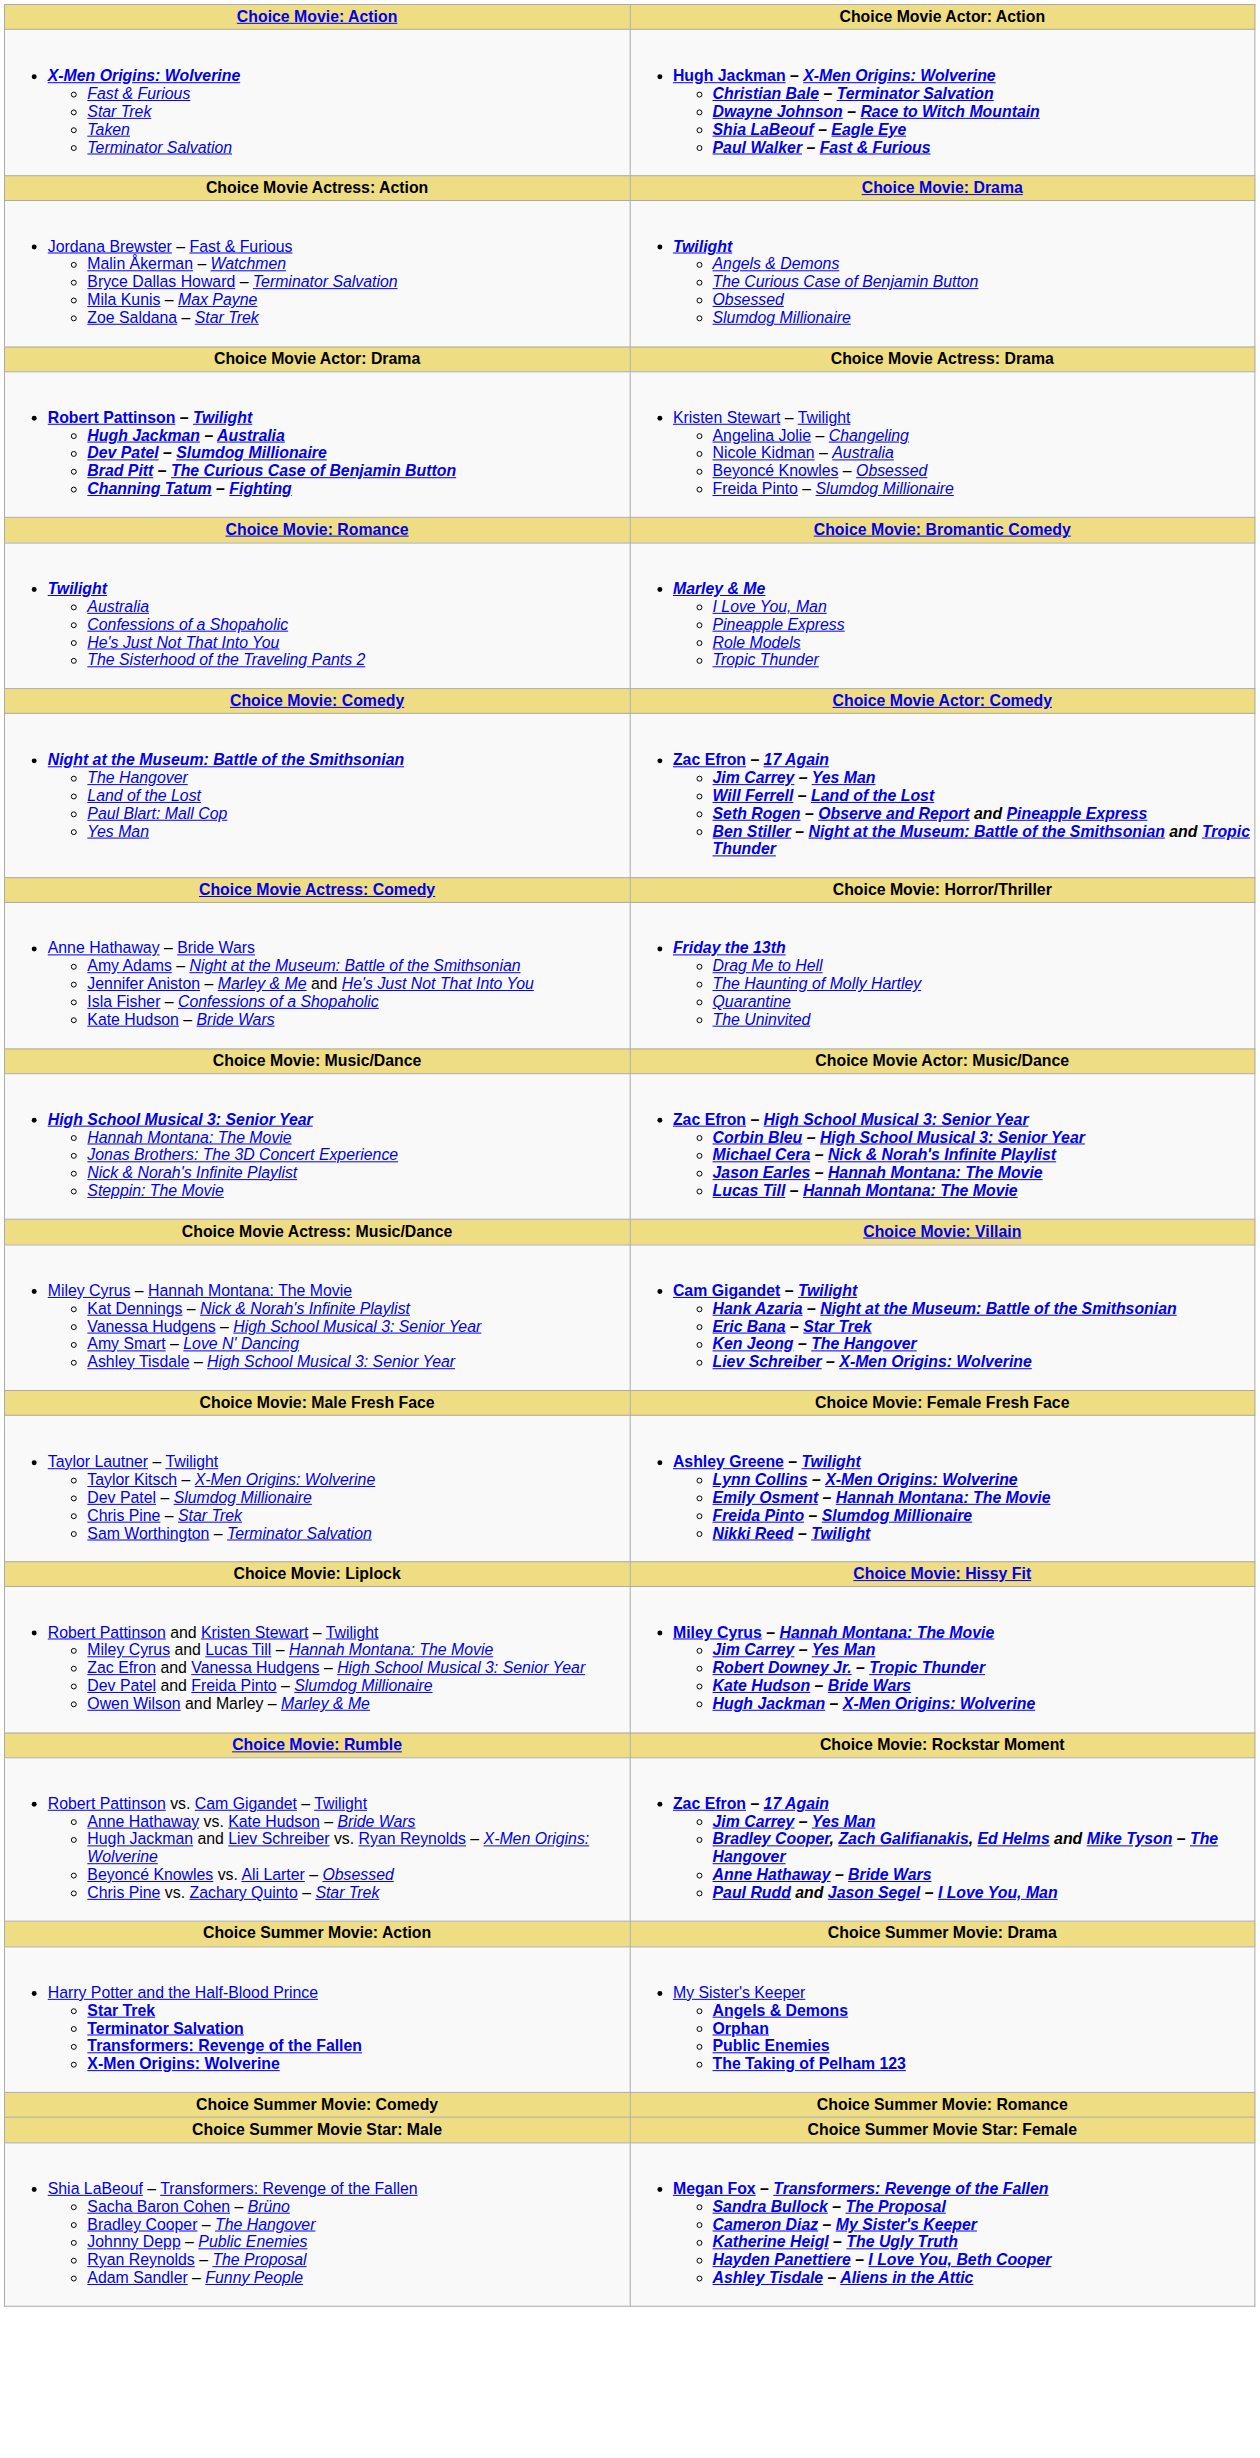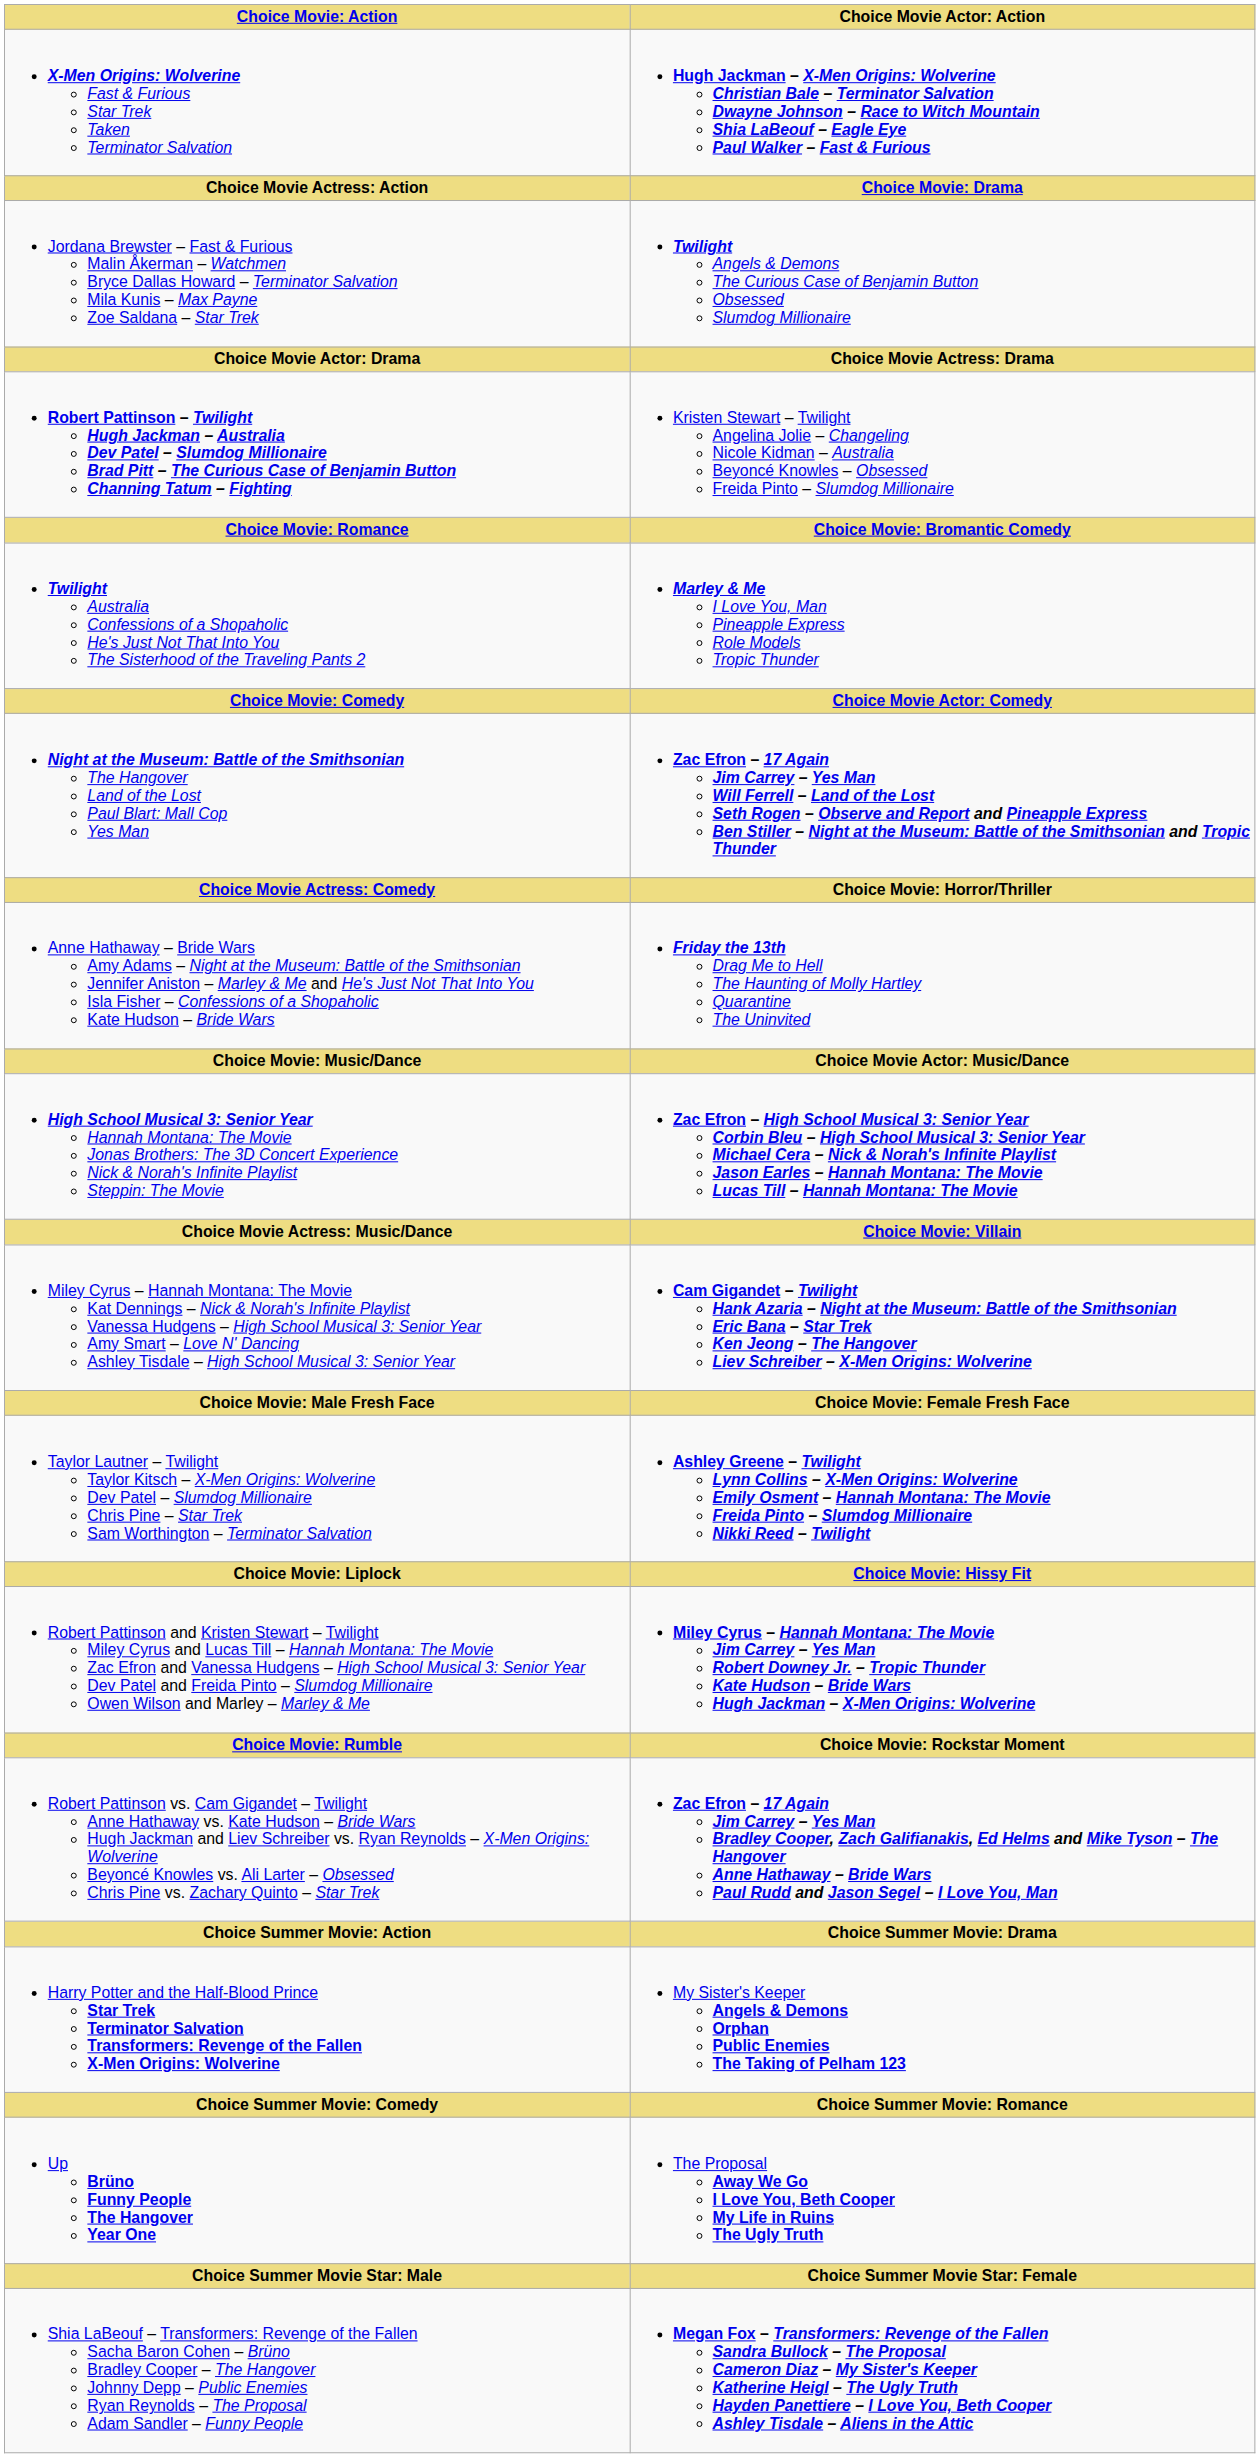+ row: (317, 2199)
